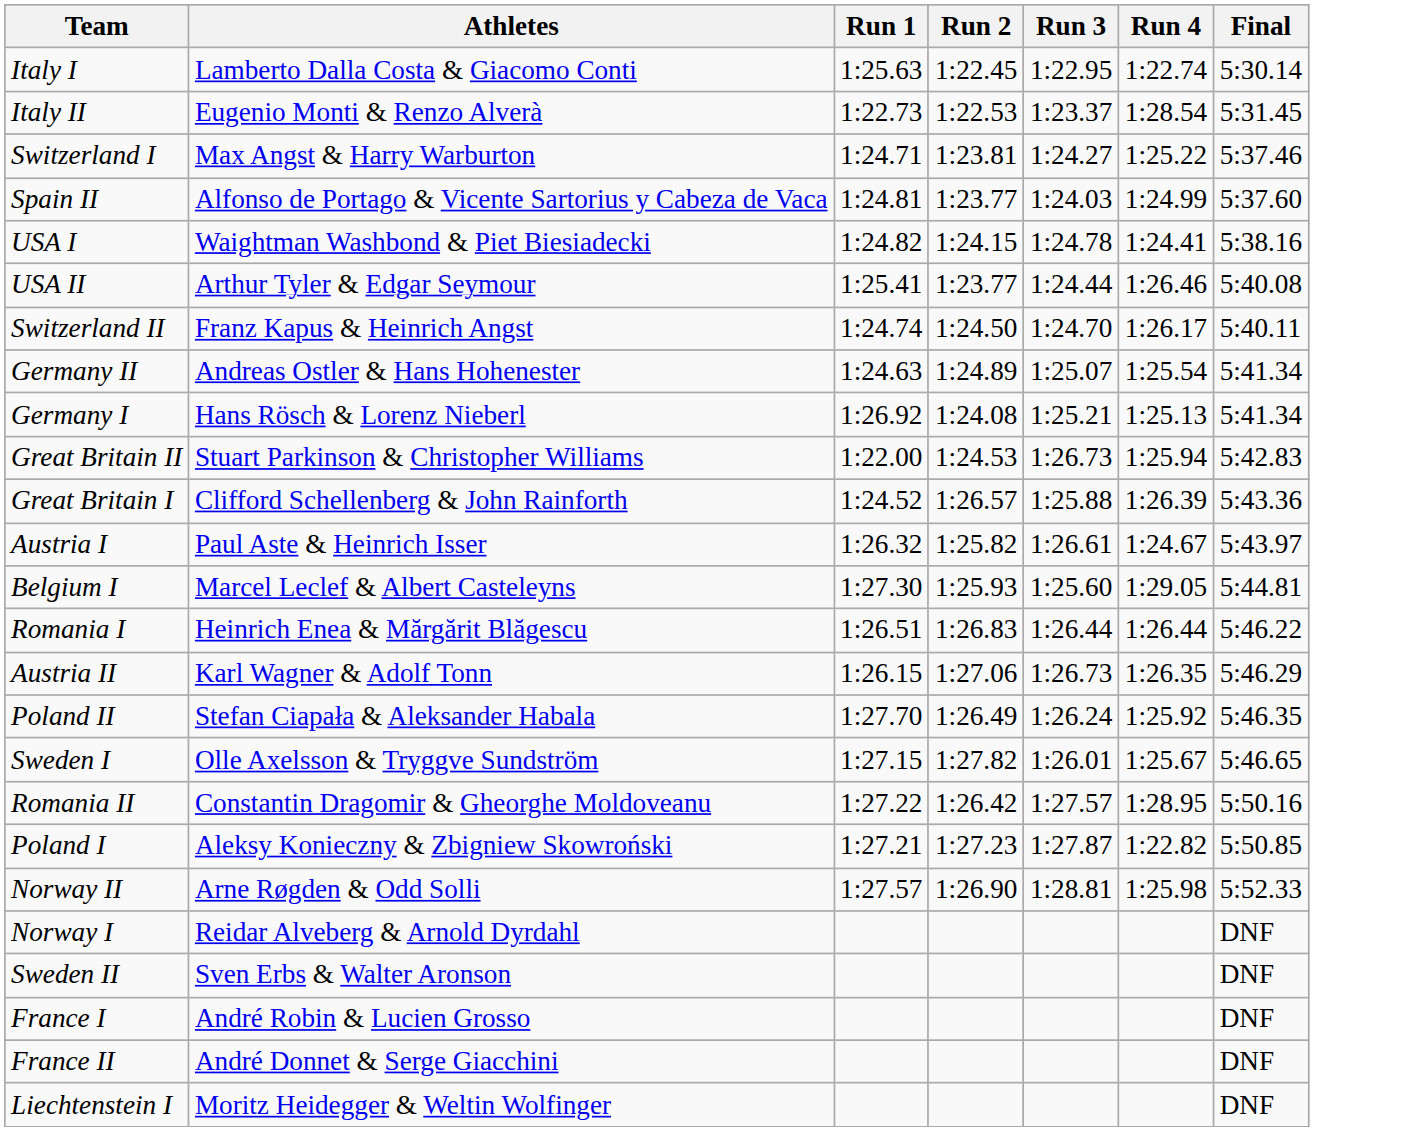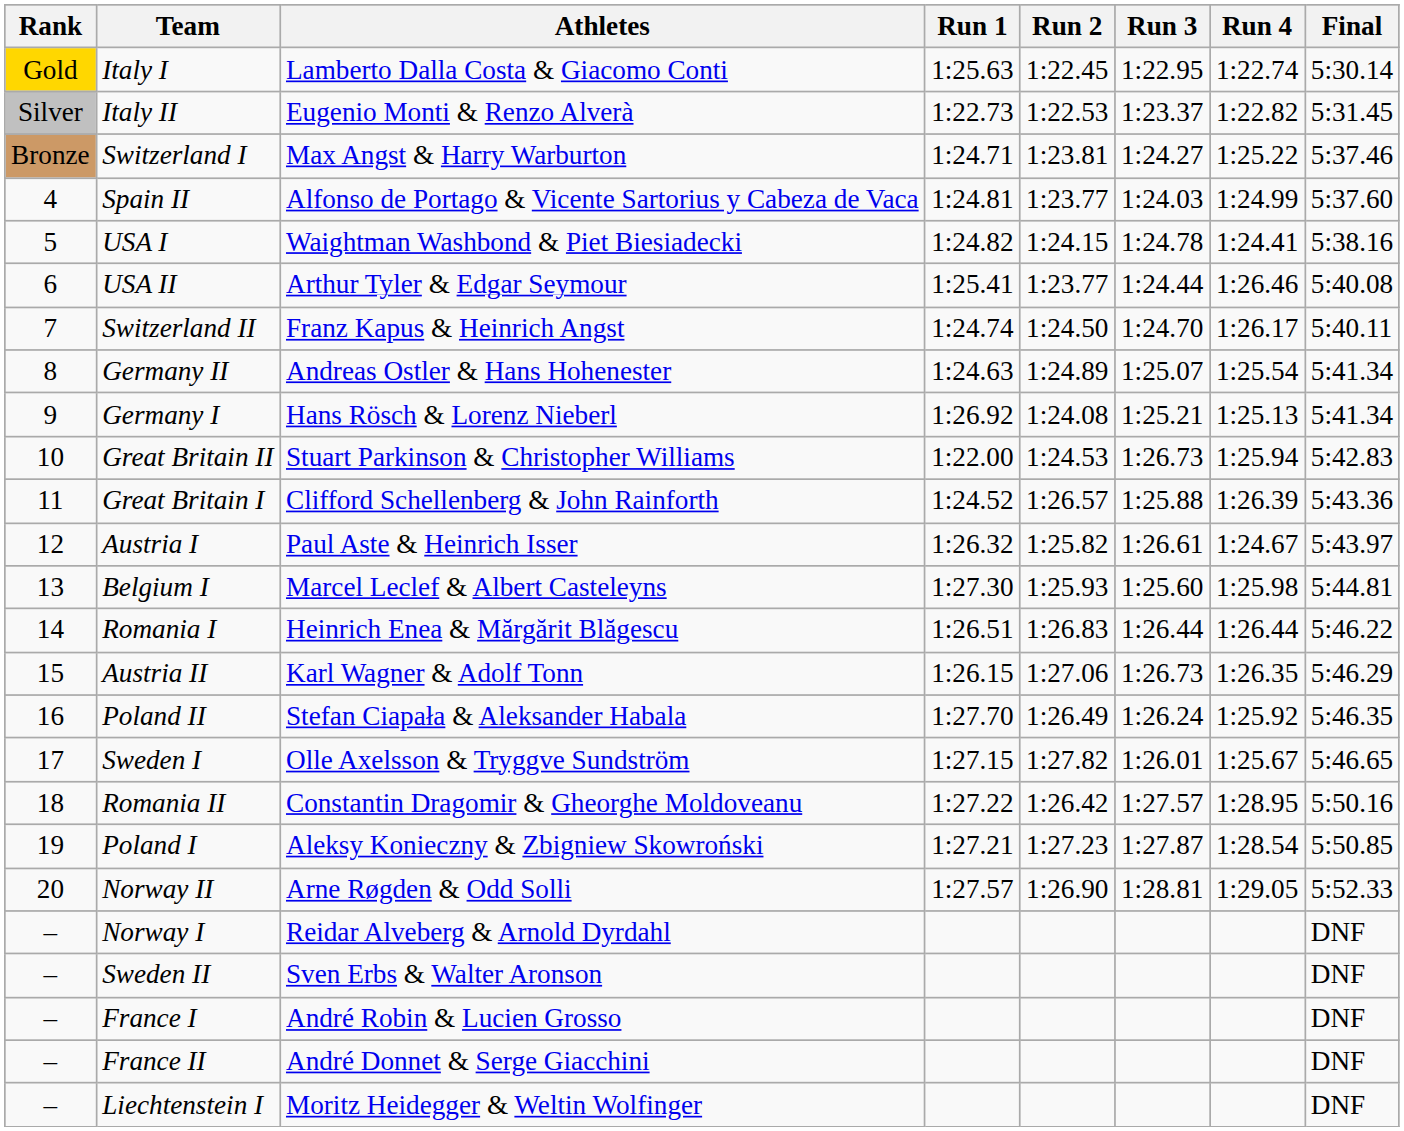+ column: (50, 26)
(1166, 112) 1:28.54 -> (1257, 112) 1:22.82
(1166, 586) 1:29.05 -> (1257, 586) 1:25.98
(1166, 845) 1:22.82 -> (1257, 845) 1:28.54
(1166, 888) 1:25.98 -> (1257, 888) 1:29.05
